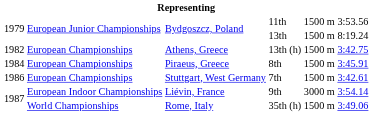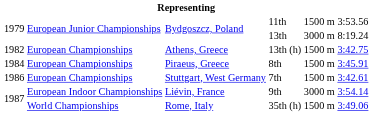(319, 36) 1500 m -> (319, 36) 3000 m
